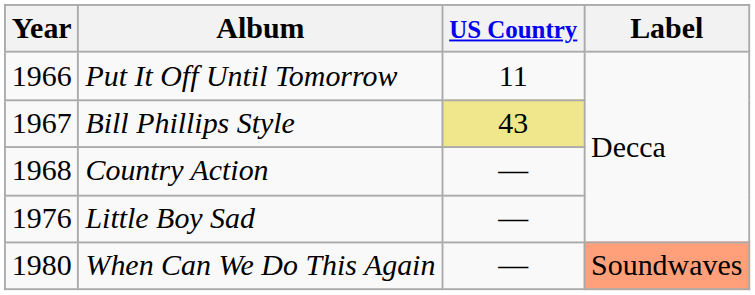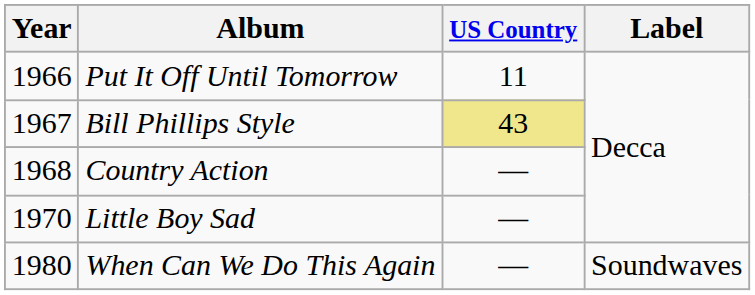(42, 218) 1976 -> (42, 218) 1970
(667, 265) lightsalmon background -> (667, 265) no background
